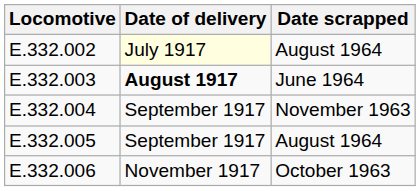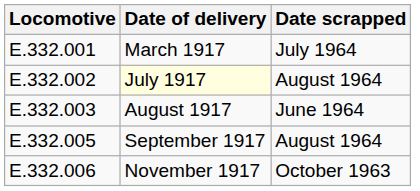+ row: (52, 49)
(181, 79) bold -> (178, 110) normal
- row: (52, 110)
